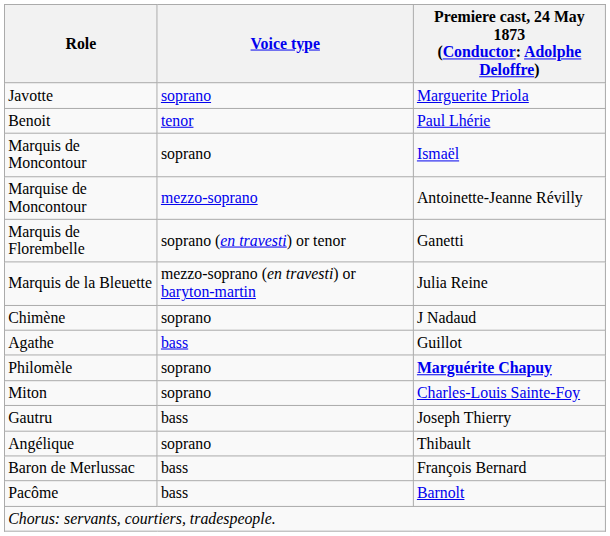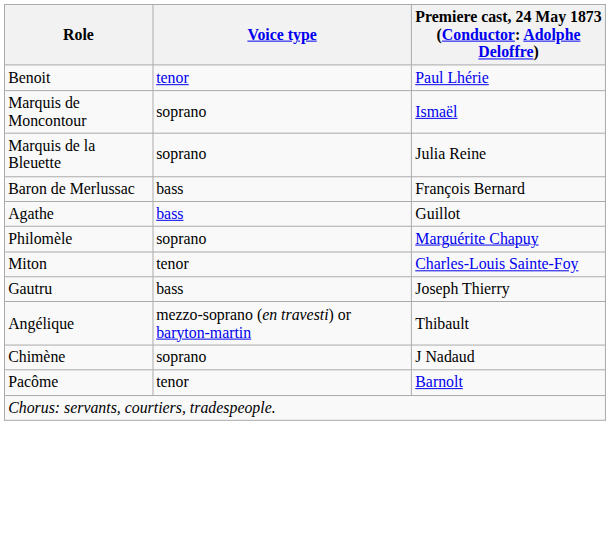- row: (31, 95)
- row: (48, 197)
- row: (46, 240)
(258, 283) mezzo-soprano (en travesti) or baryton-martin -> (181, 154) soprano
rows swapped: (37, 317) <-> (71, 468)
(484, 367) bold -> (477, 239) normal
(186, 393) soprano -> (172, 264) tenor
(186, 443) soprano -> (254, 323) mezzo-soprano (en travesti) or baryton-martin
(175, 493) bass -> (172, 382) tenor
